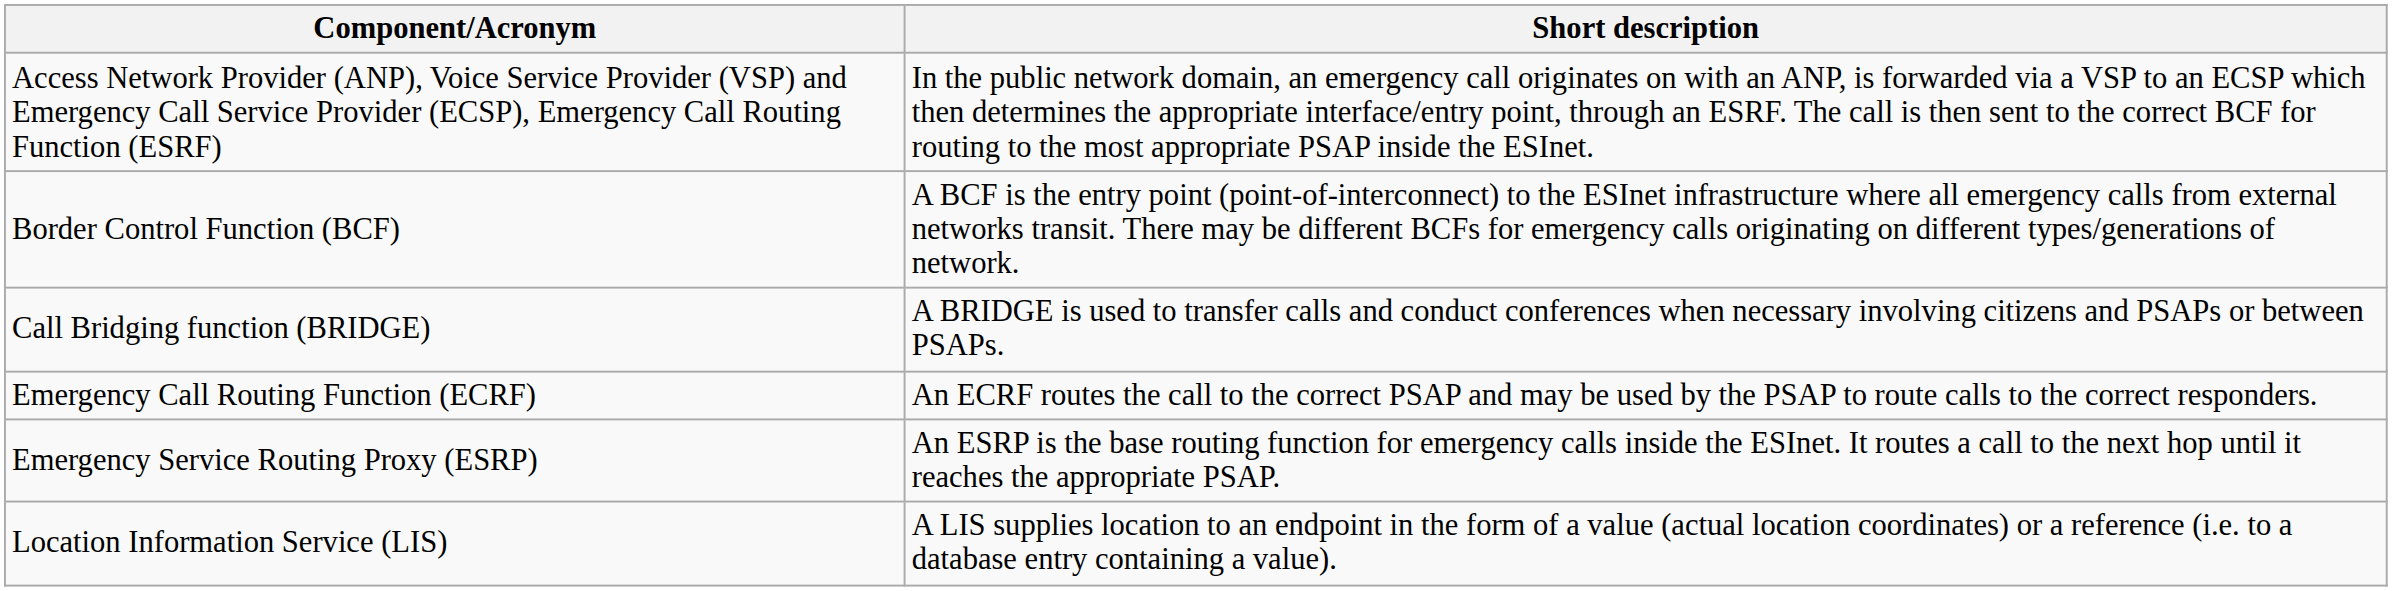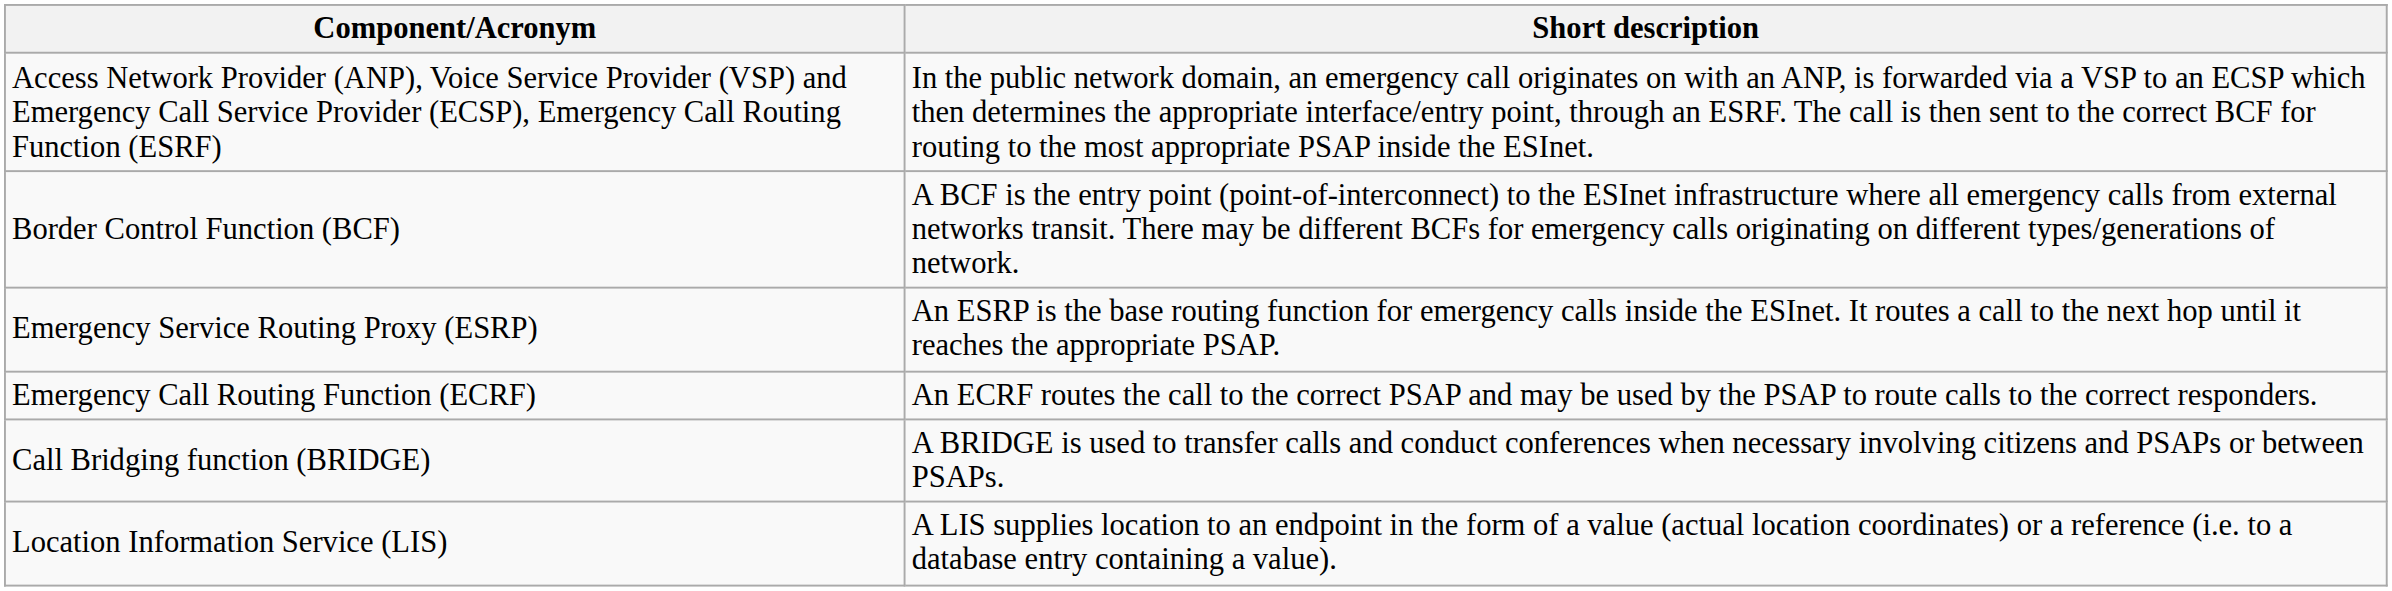rows swapped: (275, 460) <-> (221, 328)
